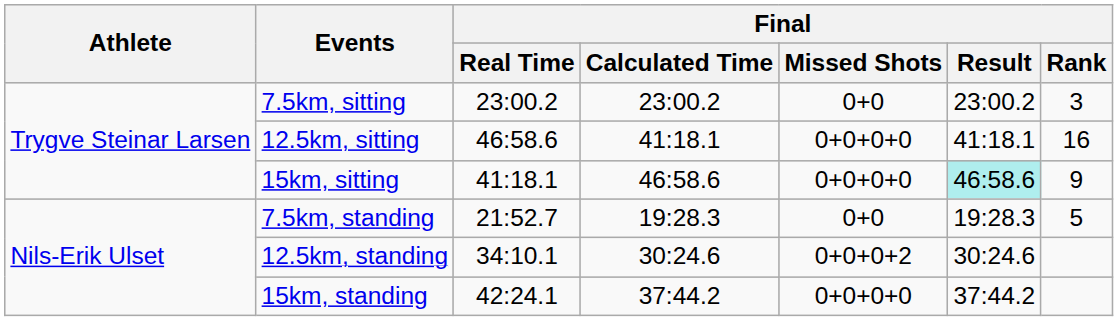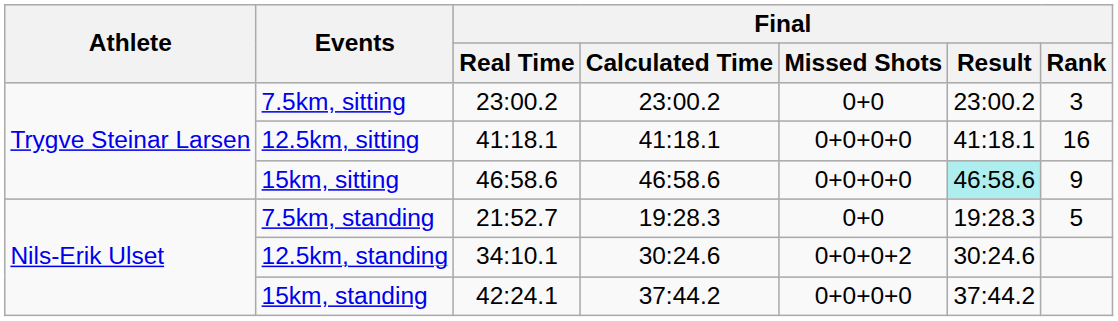(517, 140) 46:58.6 -> (517, 140) 41:18.1
(517, 179) 41:18.1 -> (517, 179) 46:58.6
